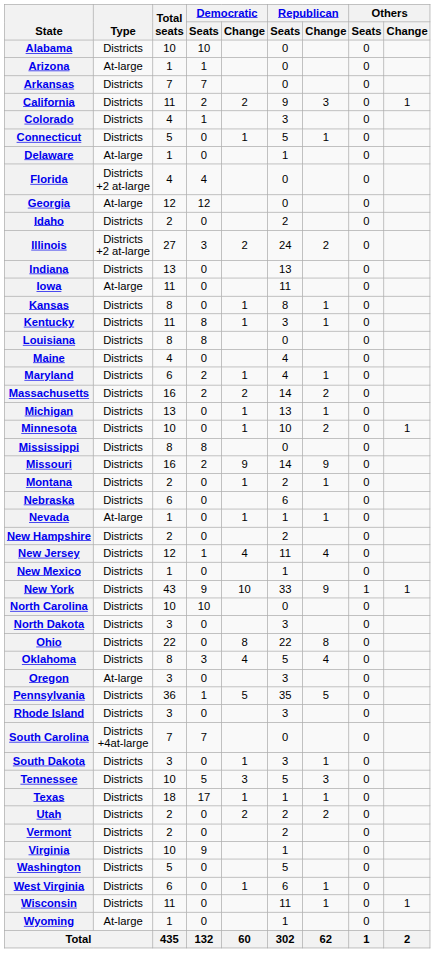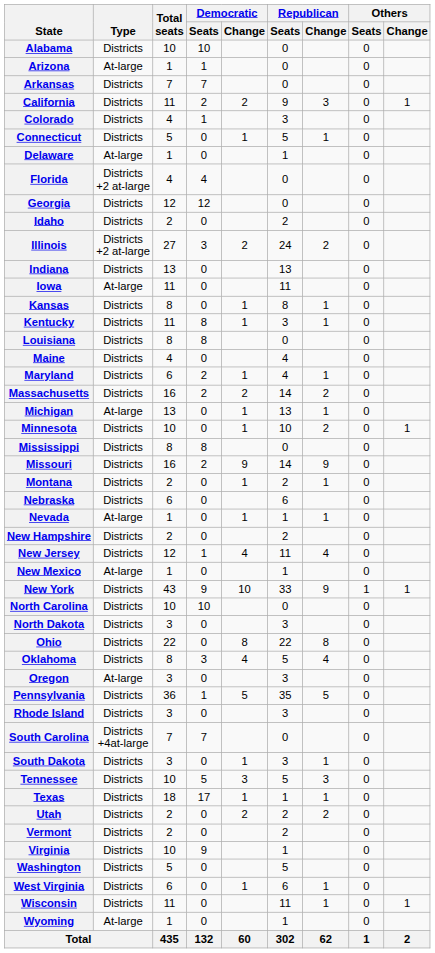(123, 203) At-large -> (123, 203) Districts
(123, 411) Districts -> (123, 411) At-large
(123, 571) Districts -> (123, 571) At-large
